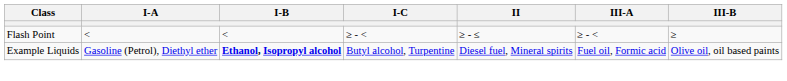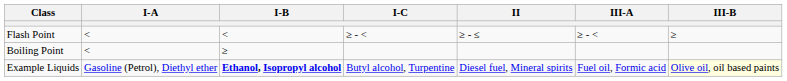+ row: (35, 51)
(725, 51) no background -> (725, 67) lightyellow background
